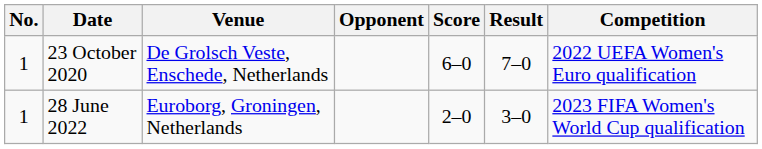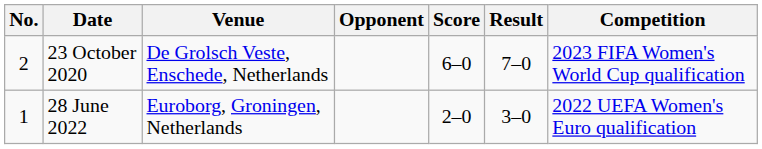(24, 62) 1 -> (24, 62) 2
(638, 62) 2022 UEFA Women's Euro qualification -> (649, 62) 2023 FIFA Women's World Cup qualification
(649, 116) 2023 FIFA Women's World Cup qualification -> (638, 116) 2022 UEFA Women's Euro qualification
